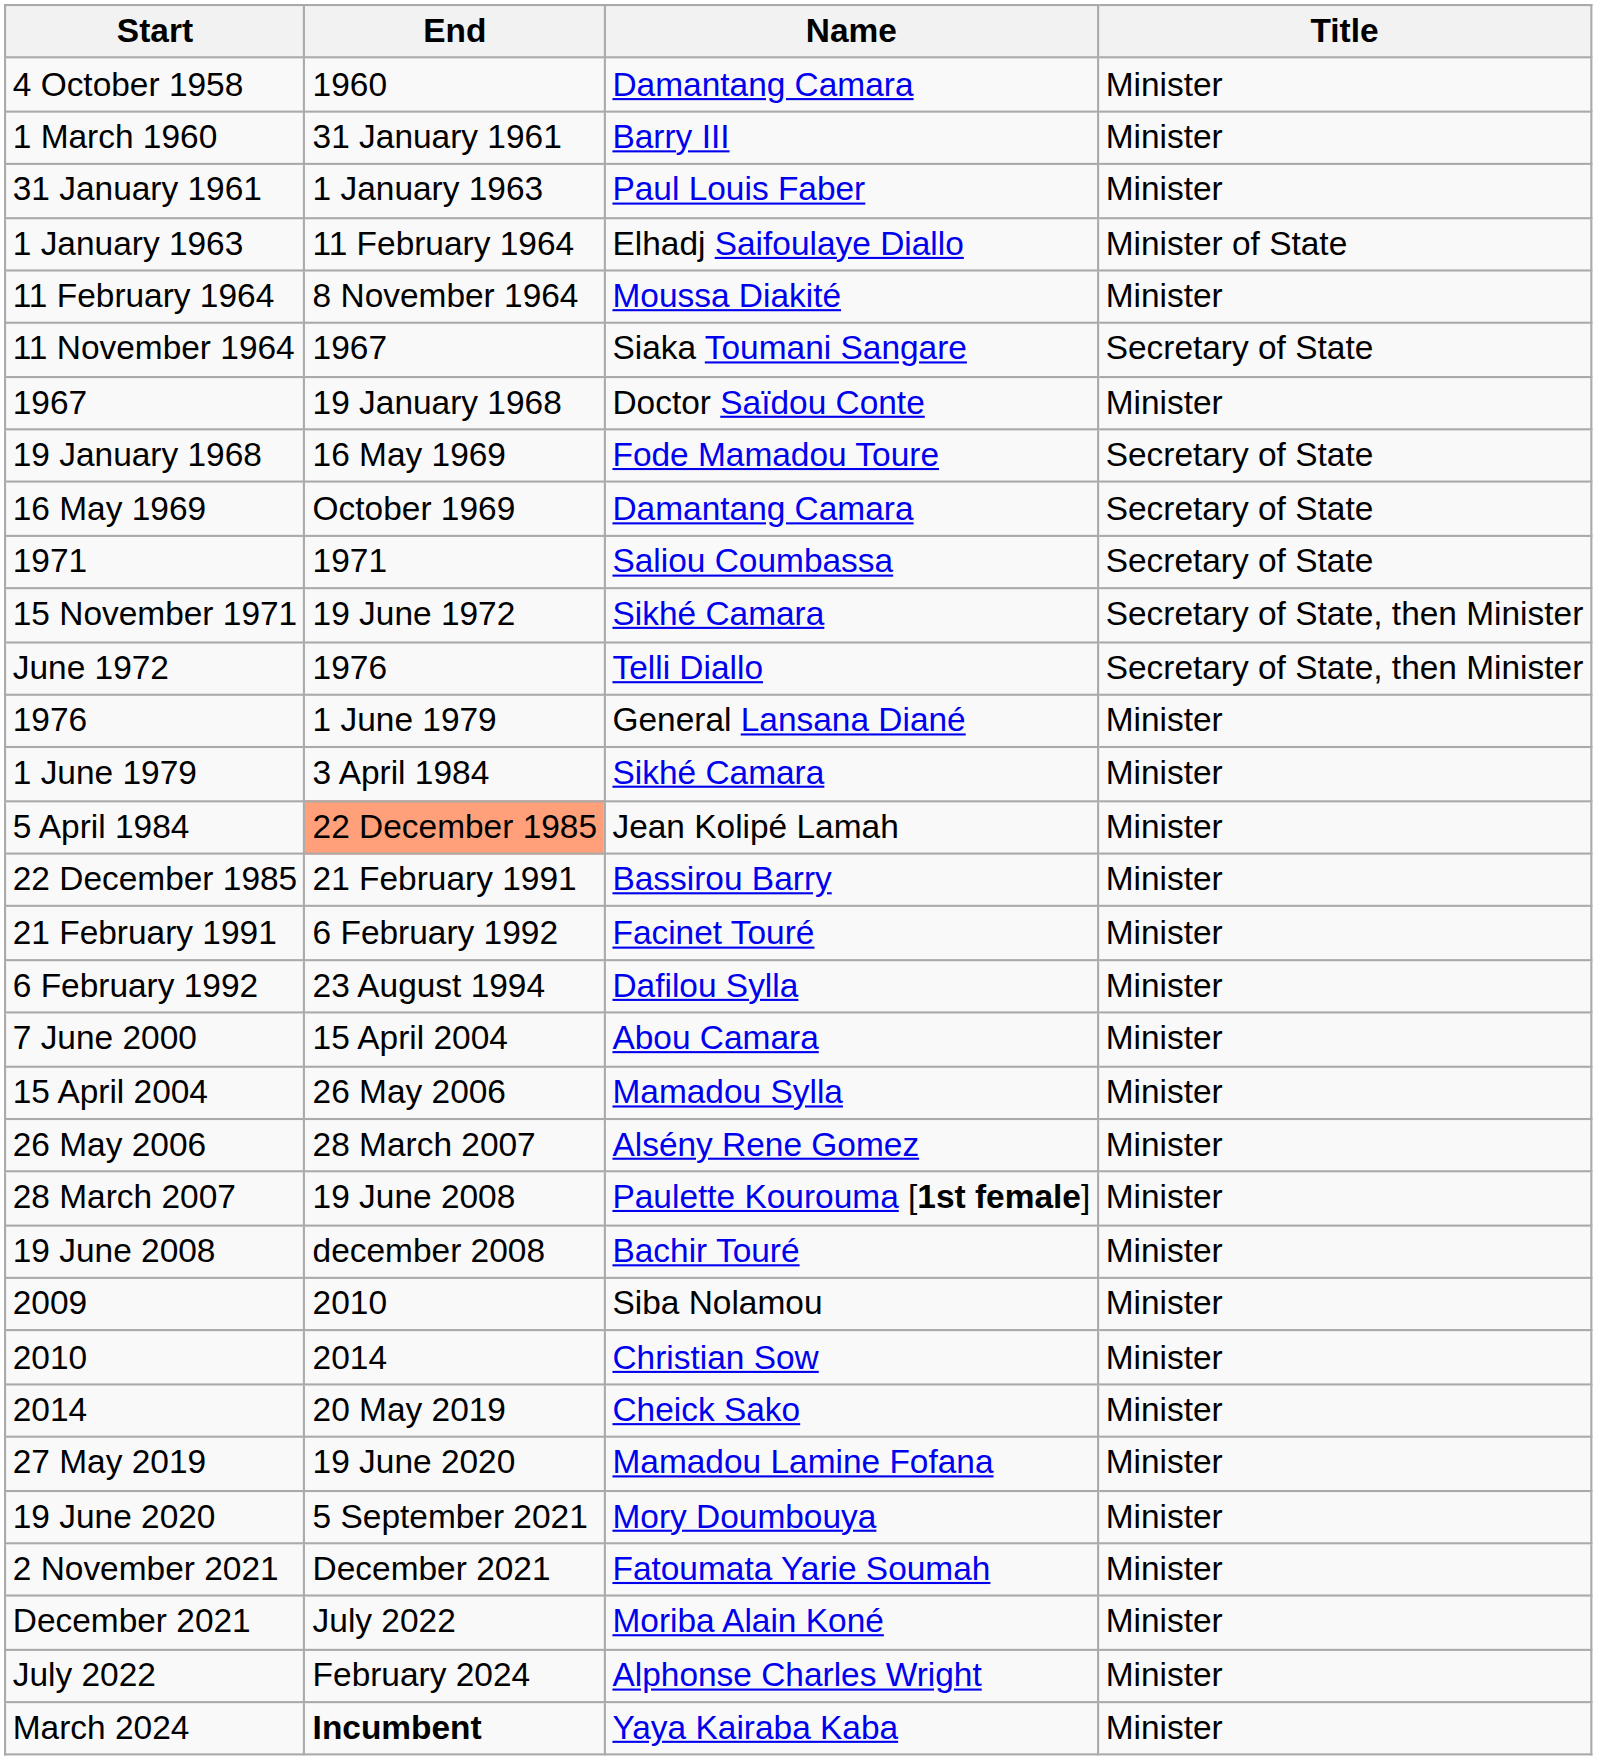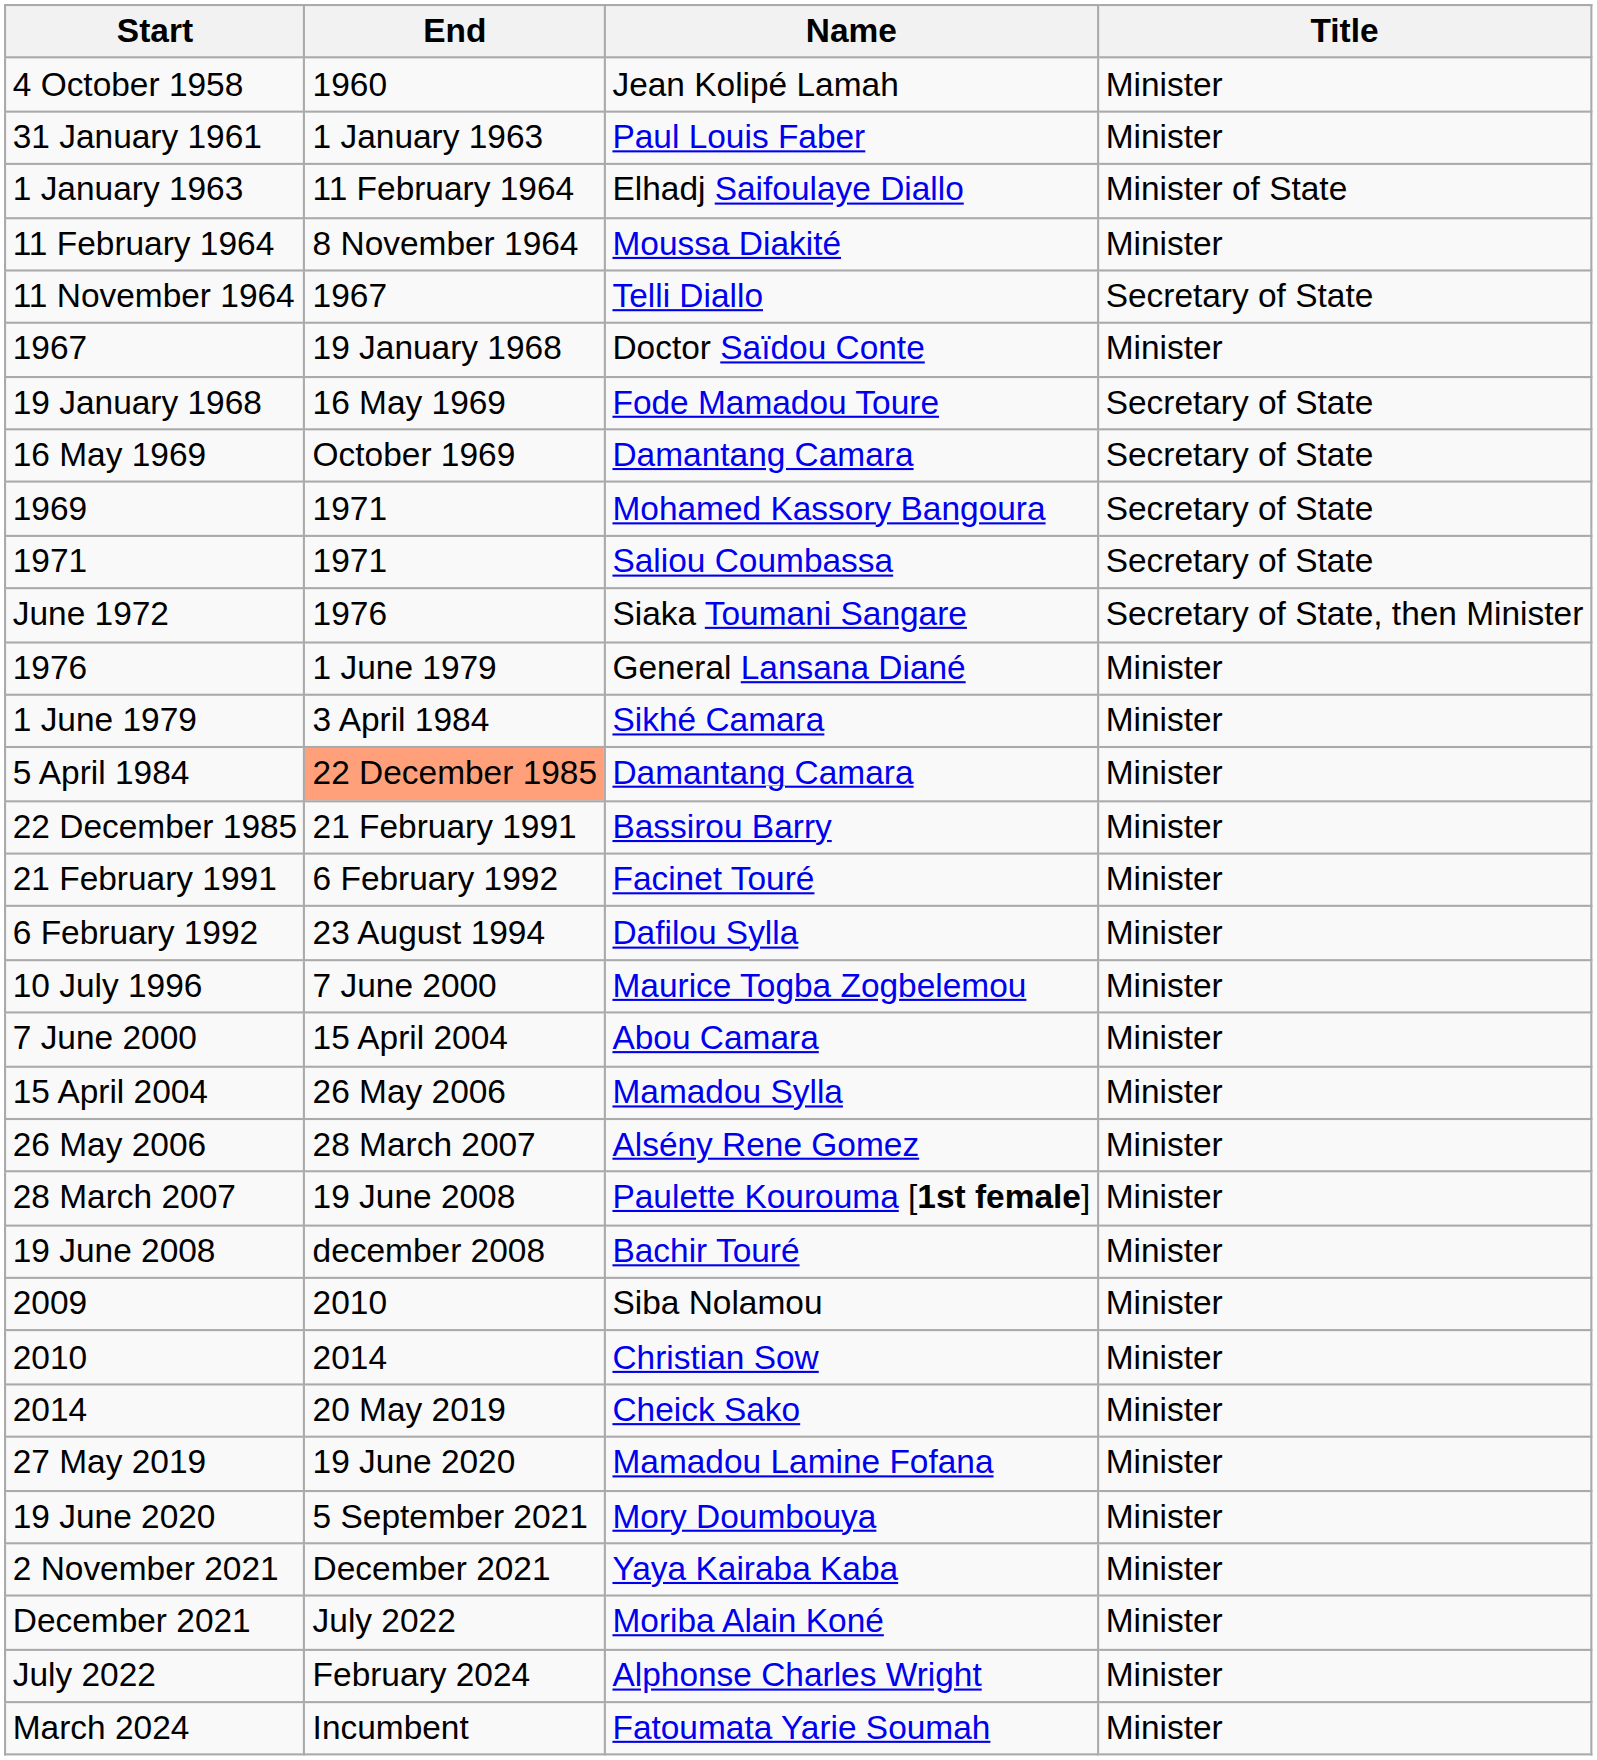(763, 84) Damantang Camara -> (756, 84) Jean Kolipé Lamah
- row: (115, 137)
(790, 349) Siaka Toumani Sangare -> (688, 296) Telli Diallo
+ row: (50, 508)
- row: (155, 614)
(688, 667) Telli Diallo -> (790, 614) Siaka Toumani Sangare
(756, 826) Jean Kolipé Lamah -> (763, 773) Damantang Camara
+ row: (108, 985)
(801, 1568) Fatoumata Yarie Soumah -> (755, 1568) Yaya Kairaba Kaba
(397, 1728) bold -> (391, 1728) normal
(755, 1728) Yaya Kairaba Kaba -> (801, 1728) Fatoumata Yarie Soumah
